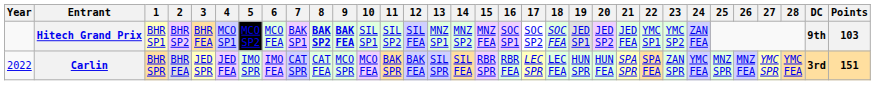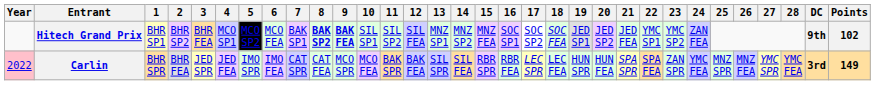(849, 36) 103 -> (849, 36) 102
(19, 65) no background -> (19, 65) pink background
(849, 65) 151 -> (849, 65) 149
